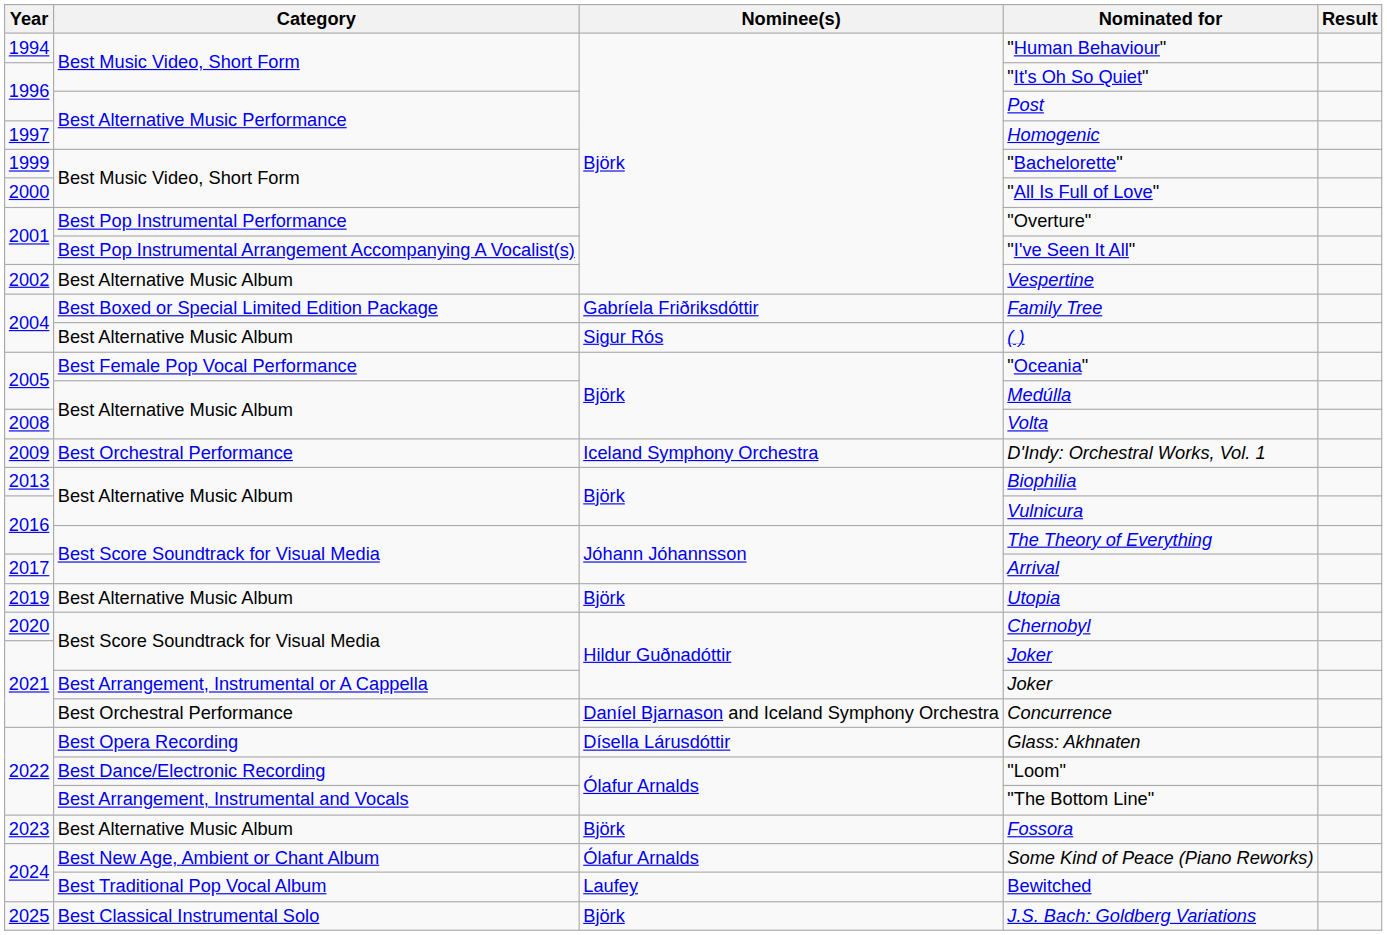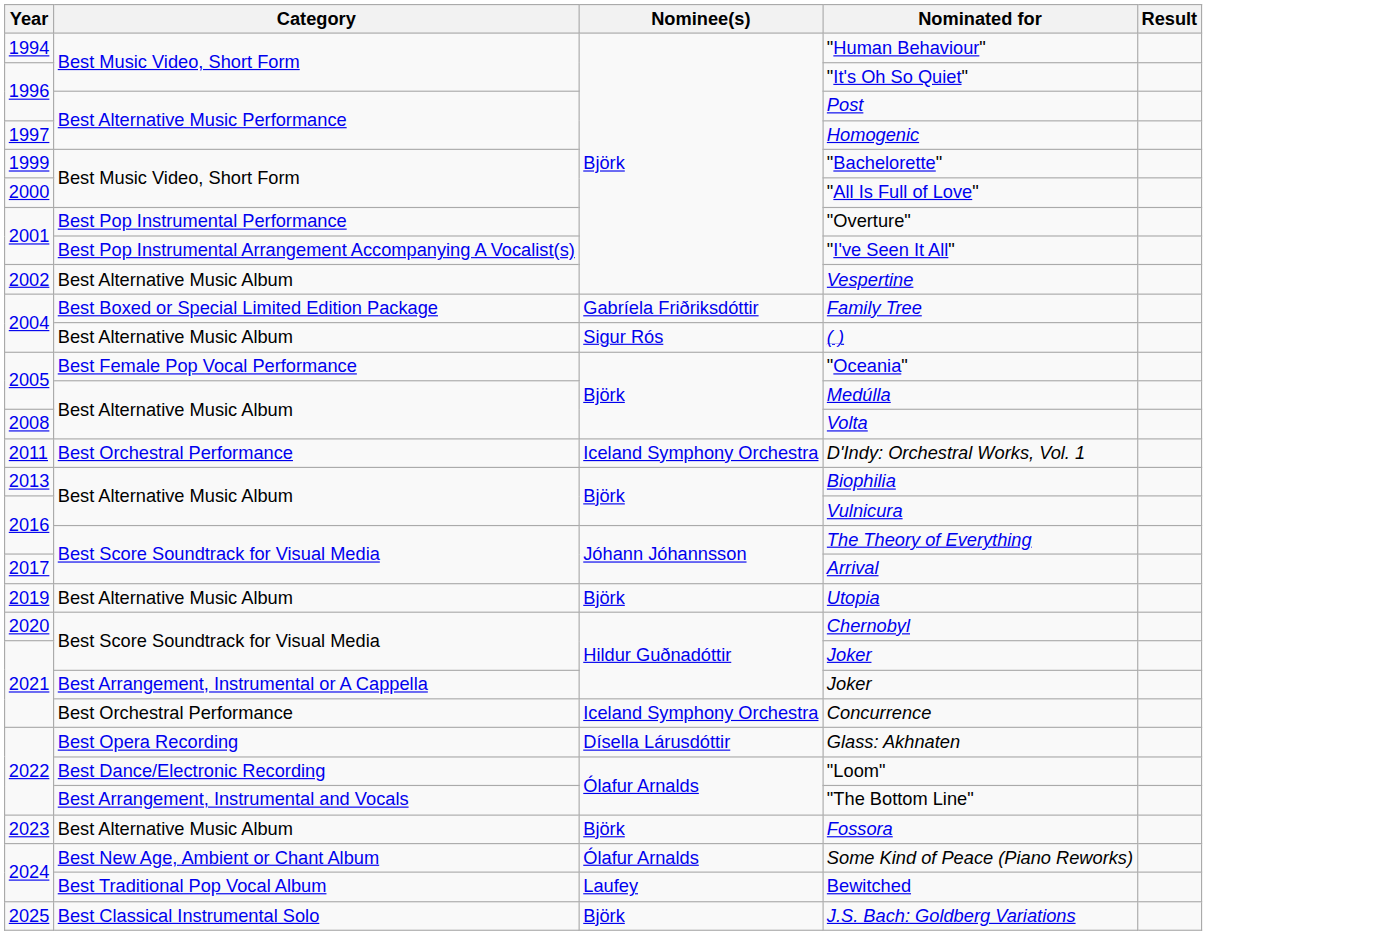(29, 452) 2009 -> (28, 452) 2011
(791, 713) Daníel Bjarnason and Iceland Symphony Orchestra -> (701, 713) Iceland Symphony Orchestra
